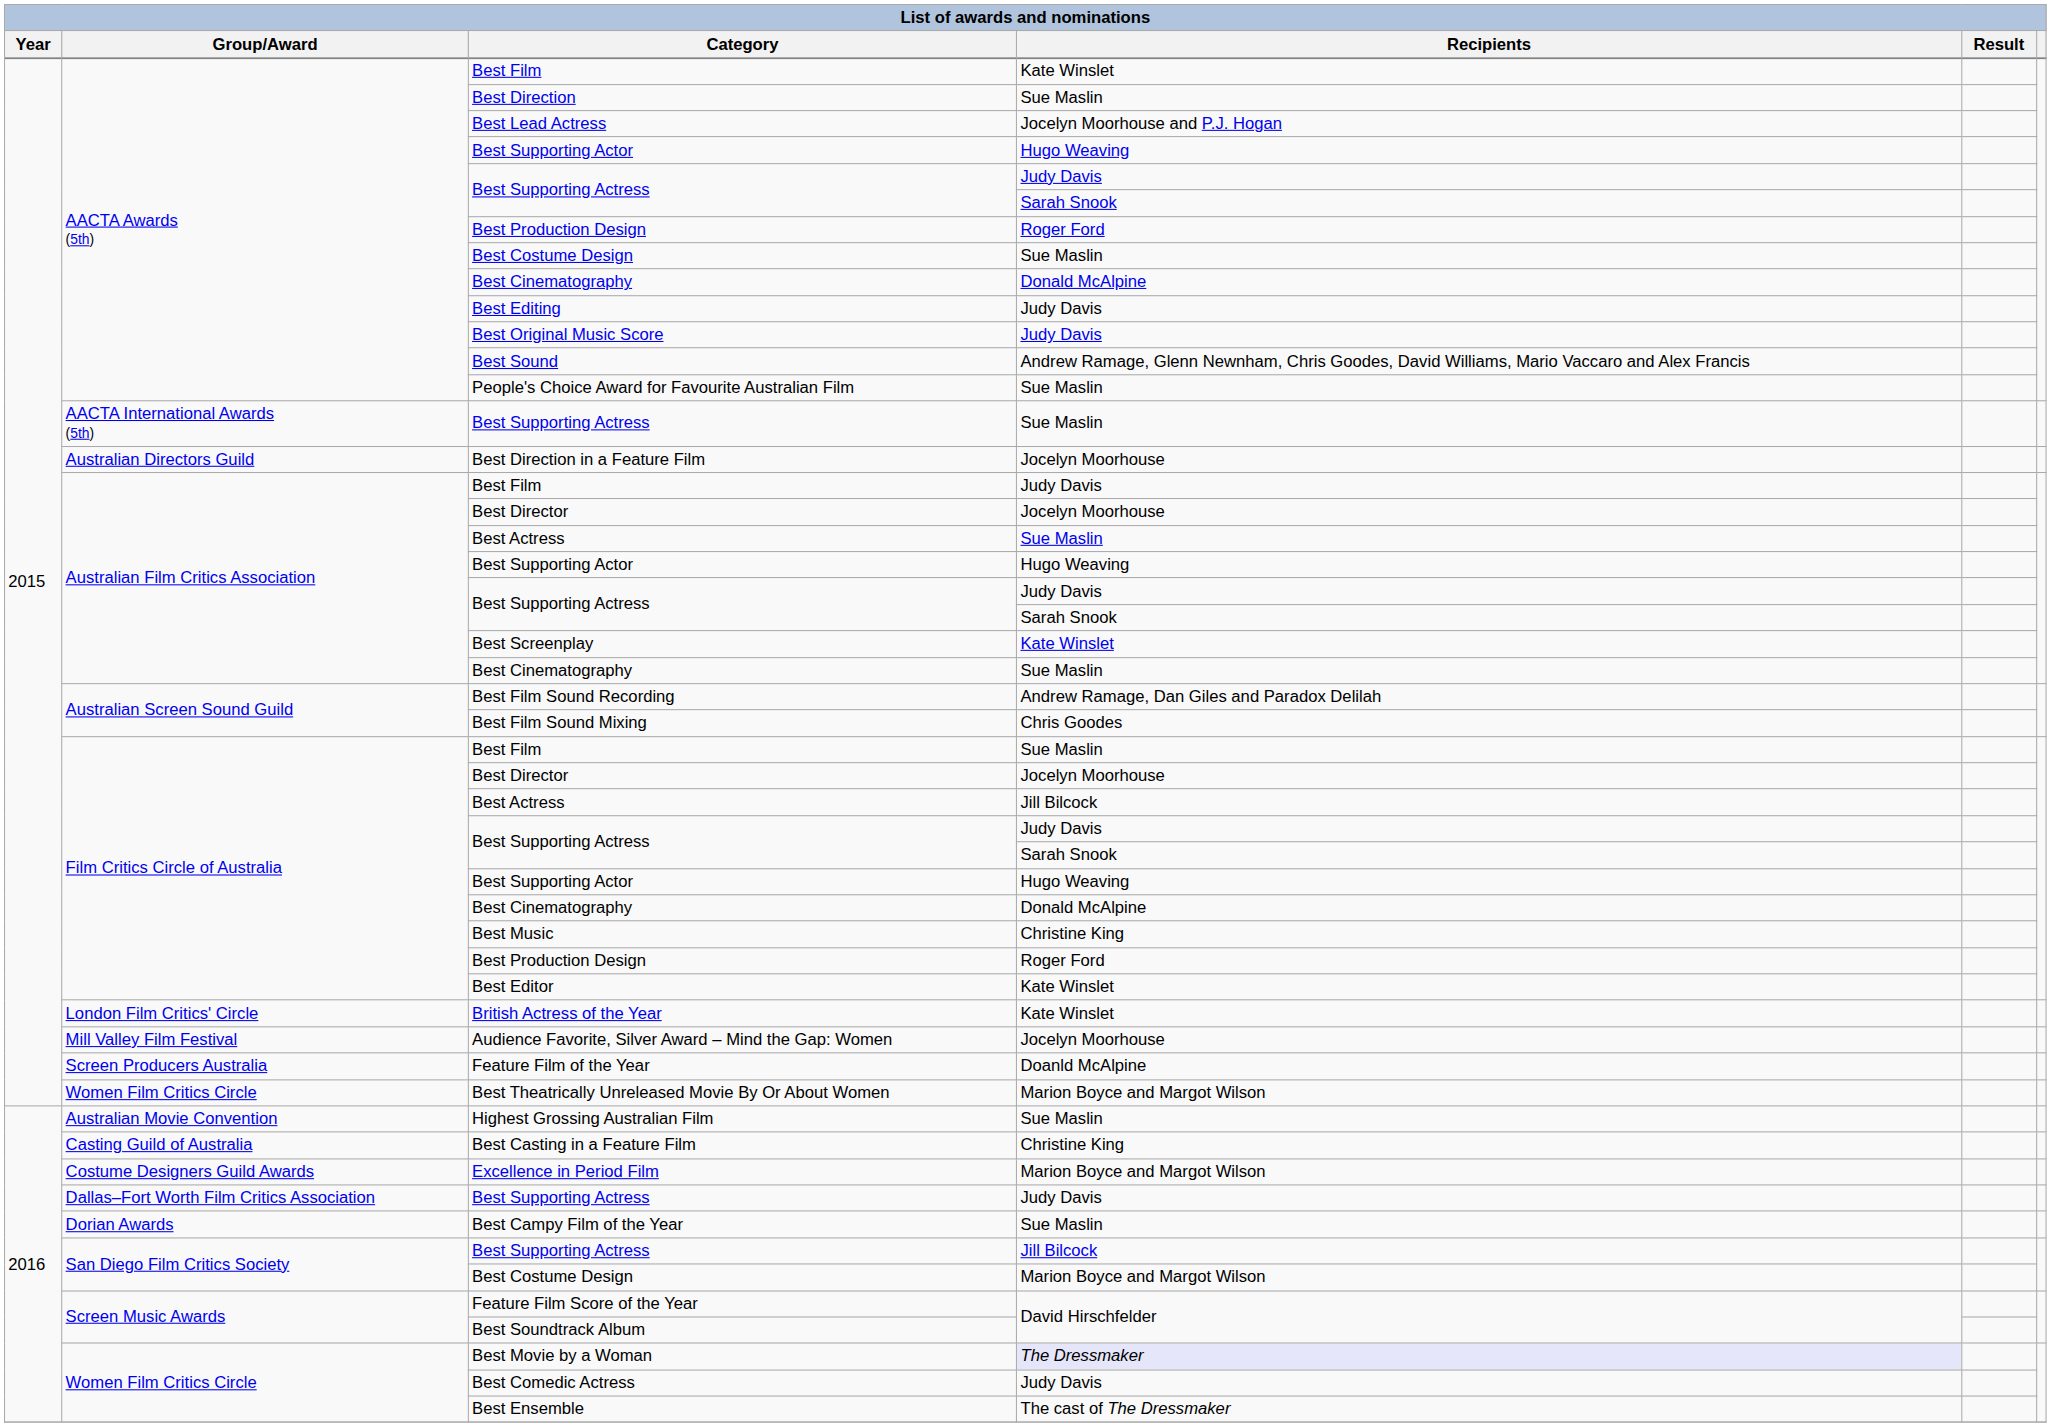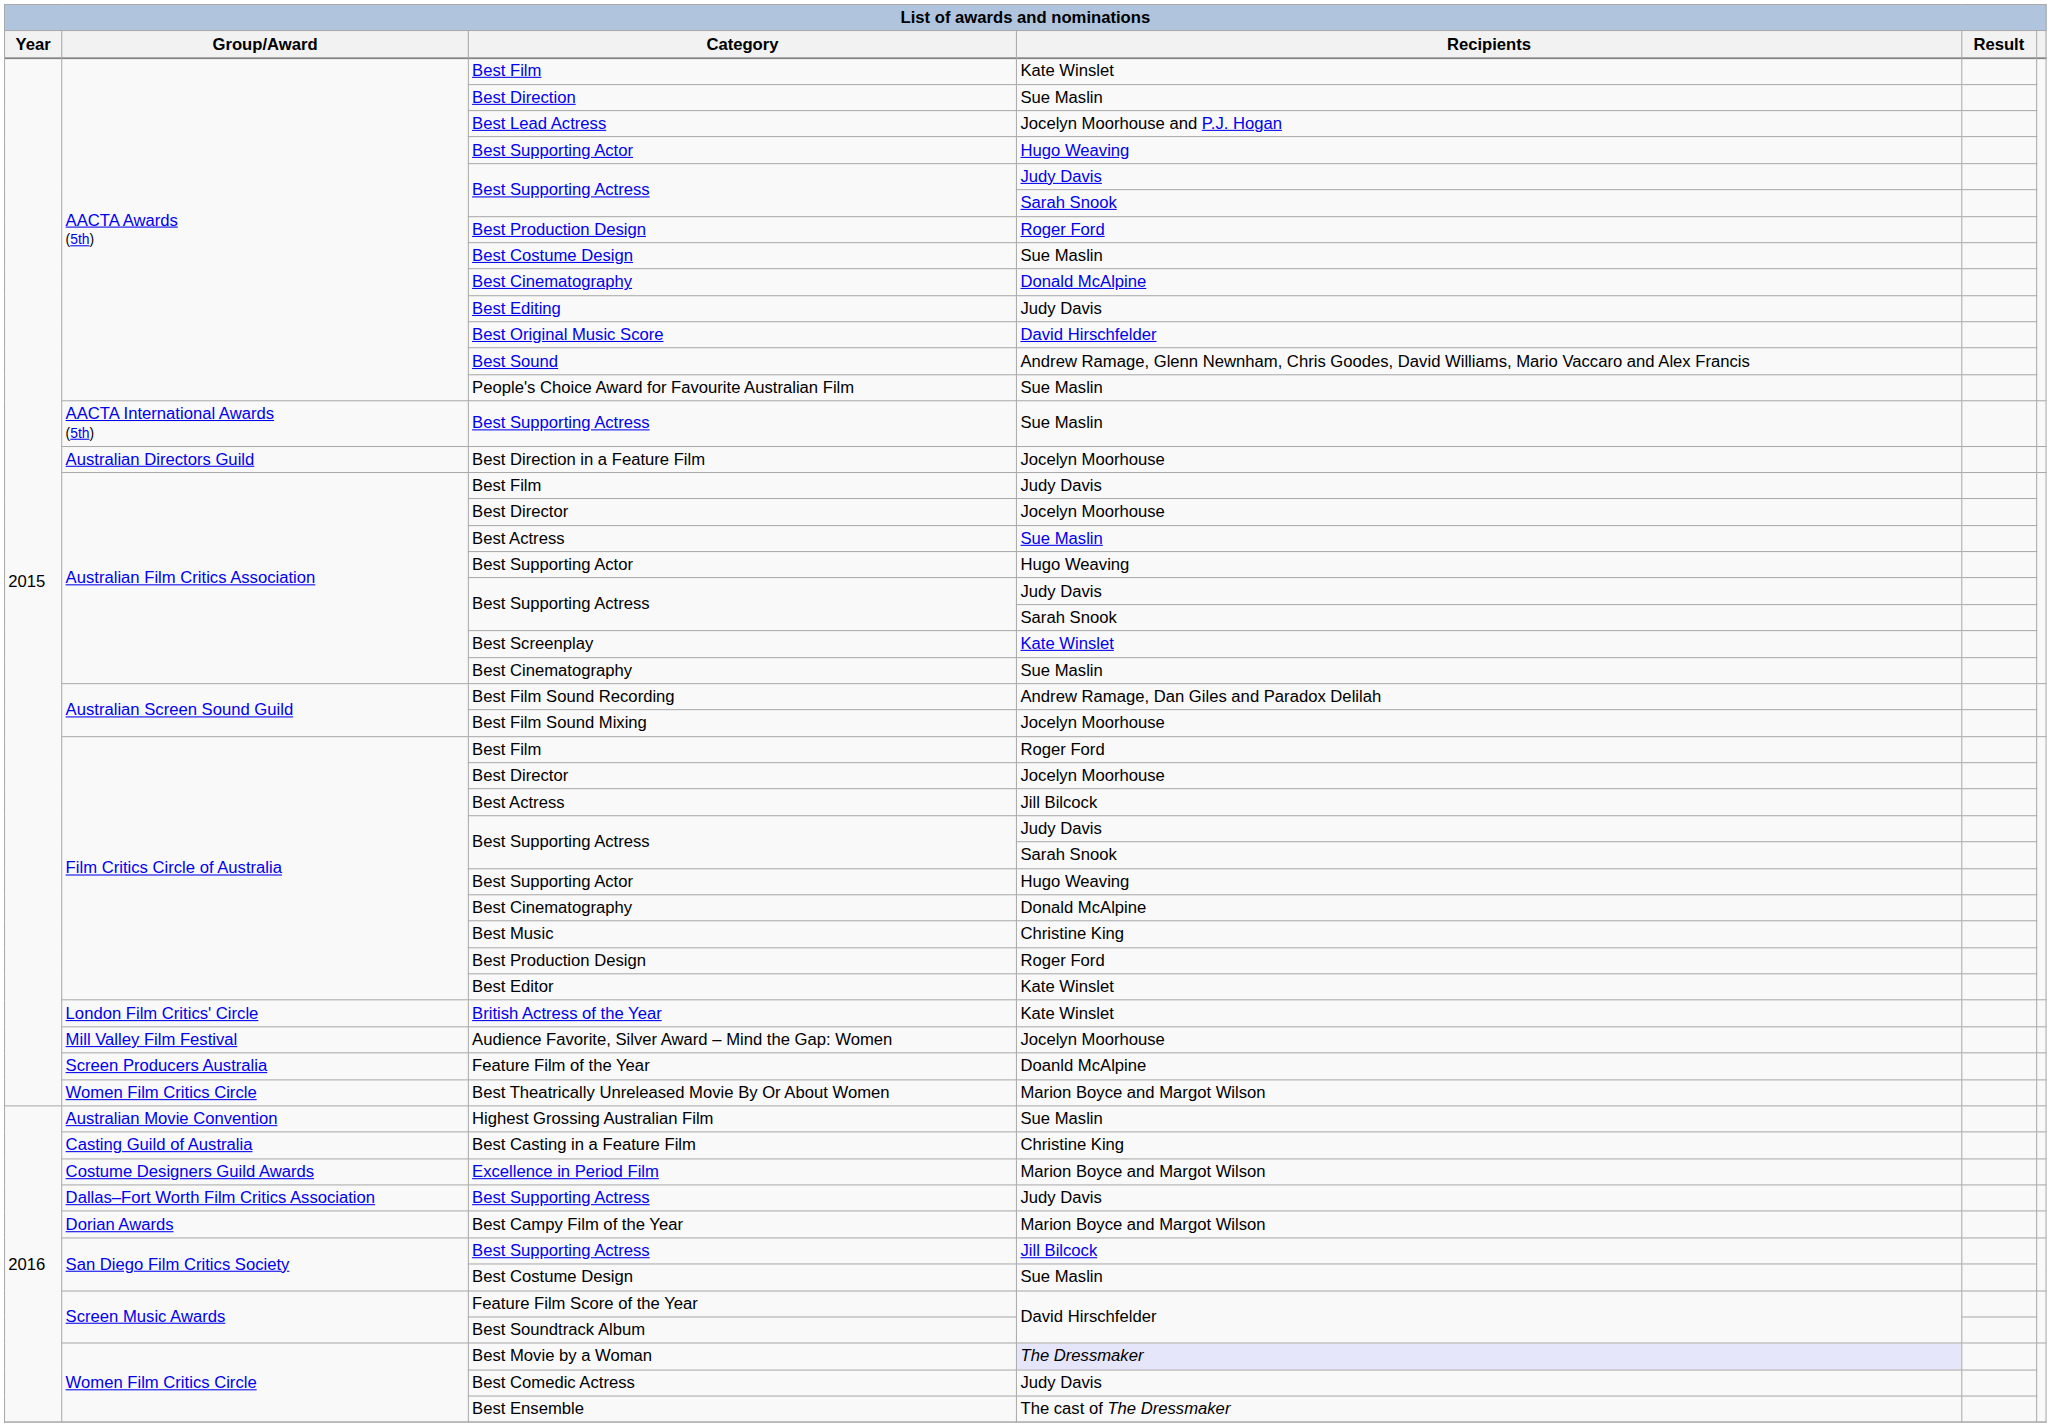(1061, 334) Judy Davis -> (1088, 334) David Hirschfelder
(1071, 723) Chris Goodes -> (1093, 723) Jocelyn Moorhouse
(1062, 749) Sue Maslin -> (1063, 749) Roger Ford
(1062, 1224) Sue Maslin -> (1143, 1224) Marion Boyce and Margot Wilson
(1143, 1277) Marion Boyce and Margot Wilson -> (1062, 1277) Sue Maslin
